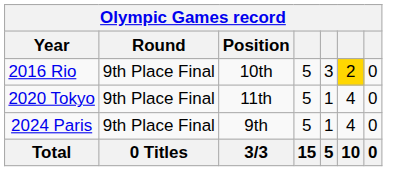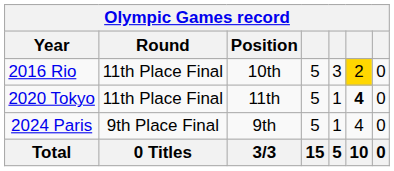(159, 71) 9th Place Final -> (163, 71) 11th Place Final
(159, 98) 9th Place Final -> (163, 98) 11th Place Final
(351, 98) normal -> (359, 98) bold
